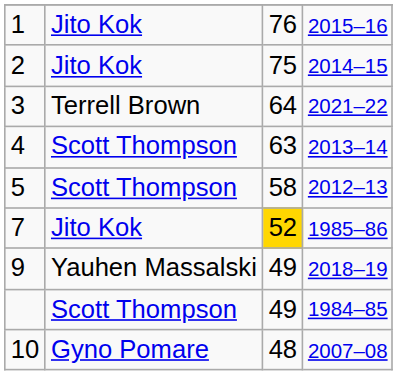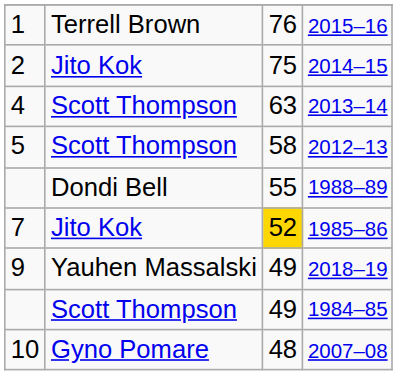(97, 24) Jito Kok -> (126, 24) Terrell Brown
- row: (348, 106)
+ row: (348, 188)
